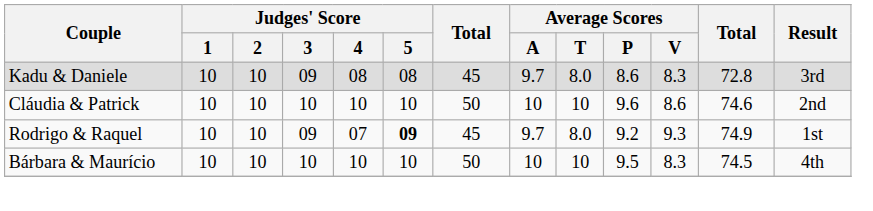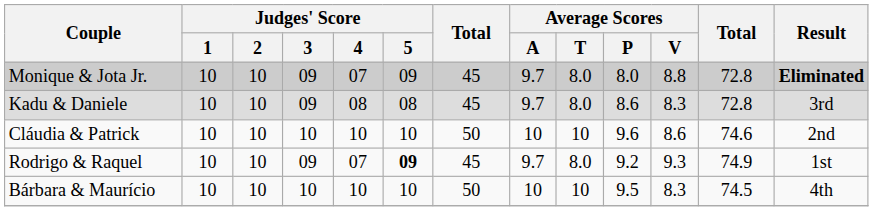+ row: (78, 76)
